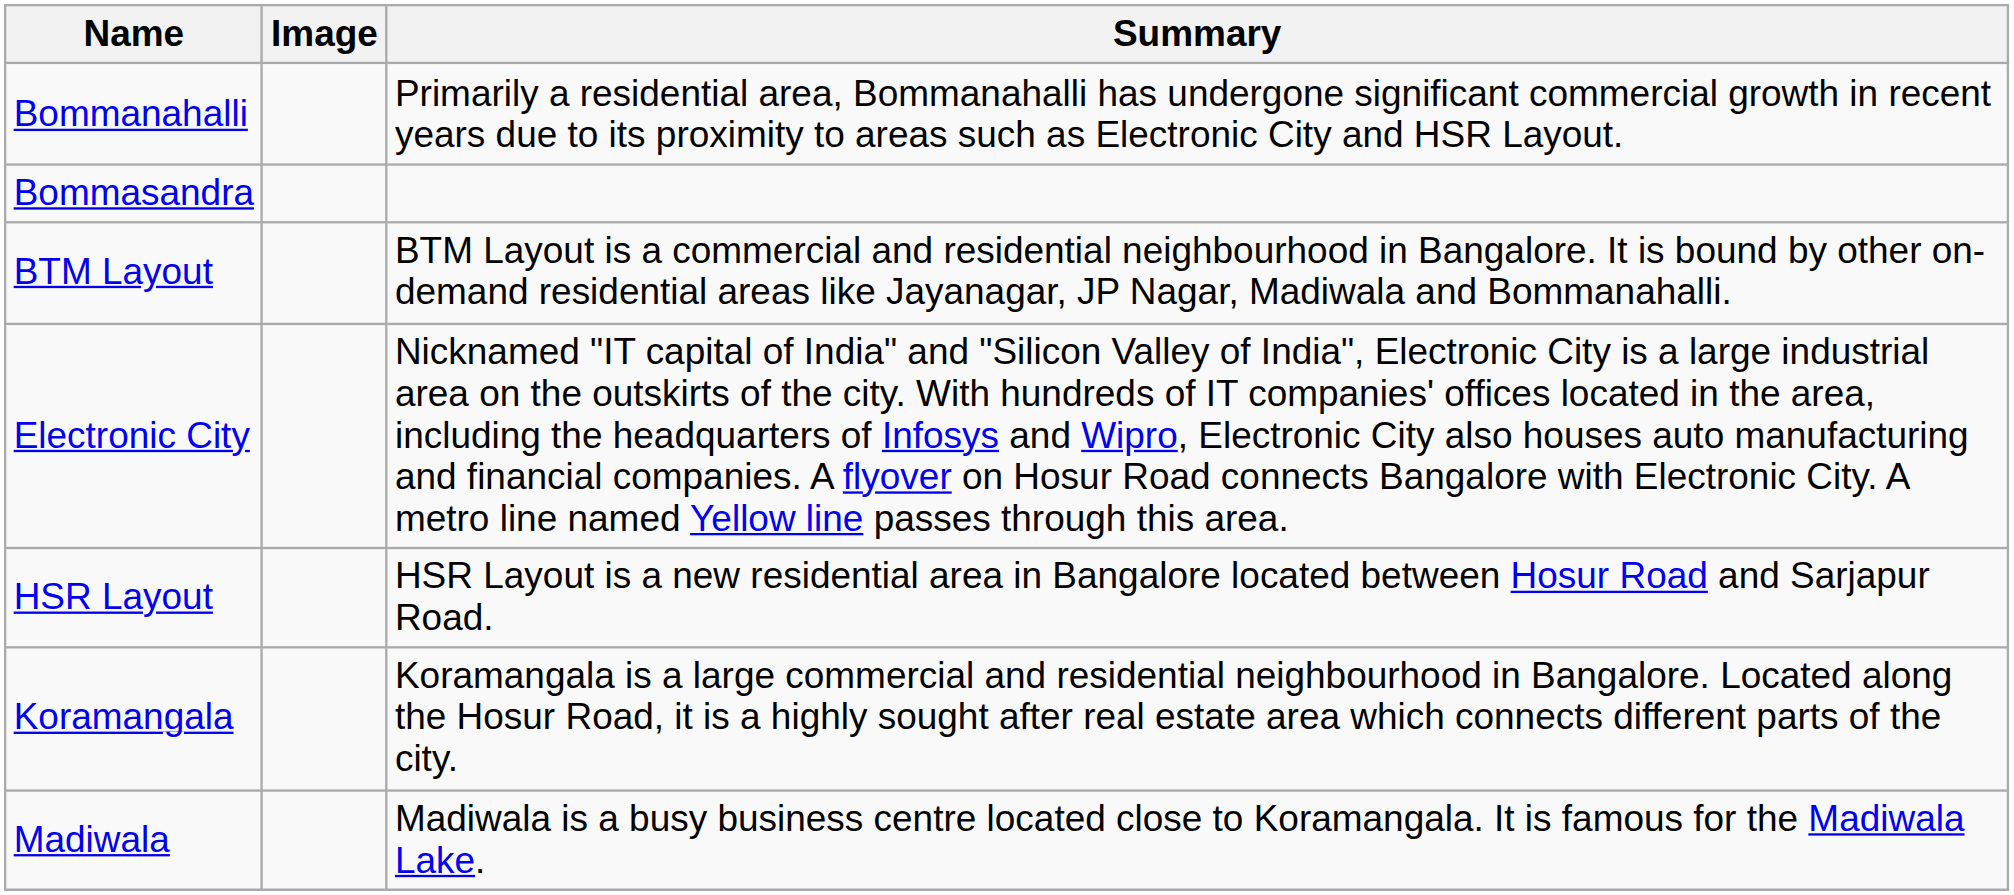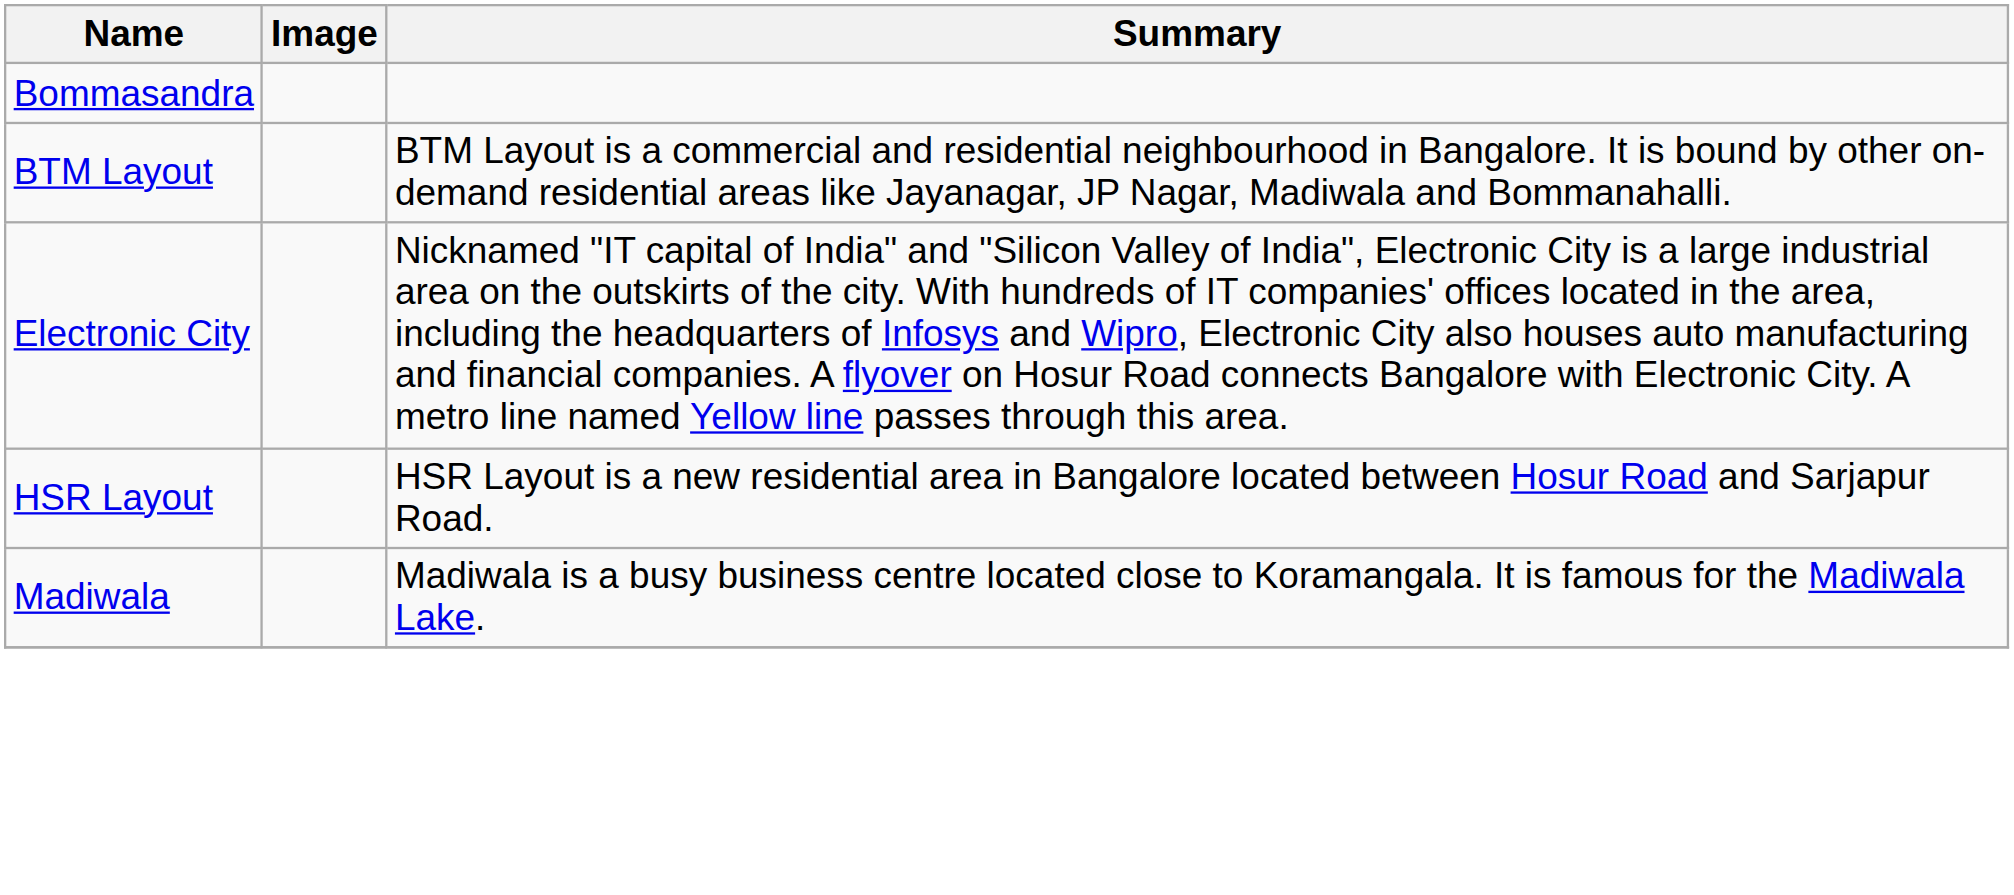- row: (131, 113)
- row: (124, 718)
